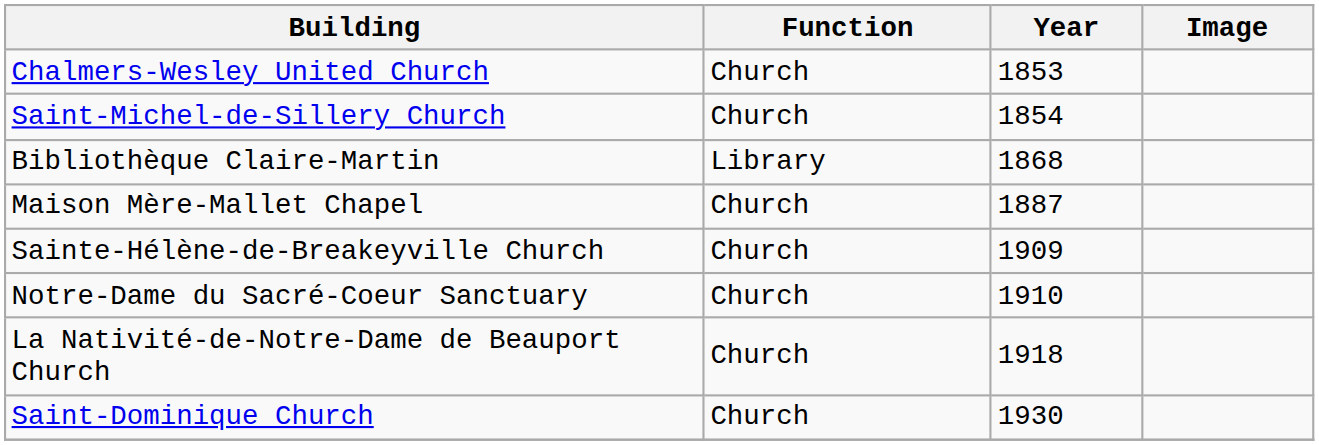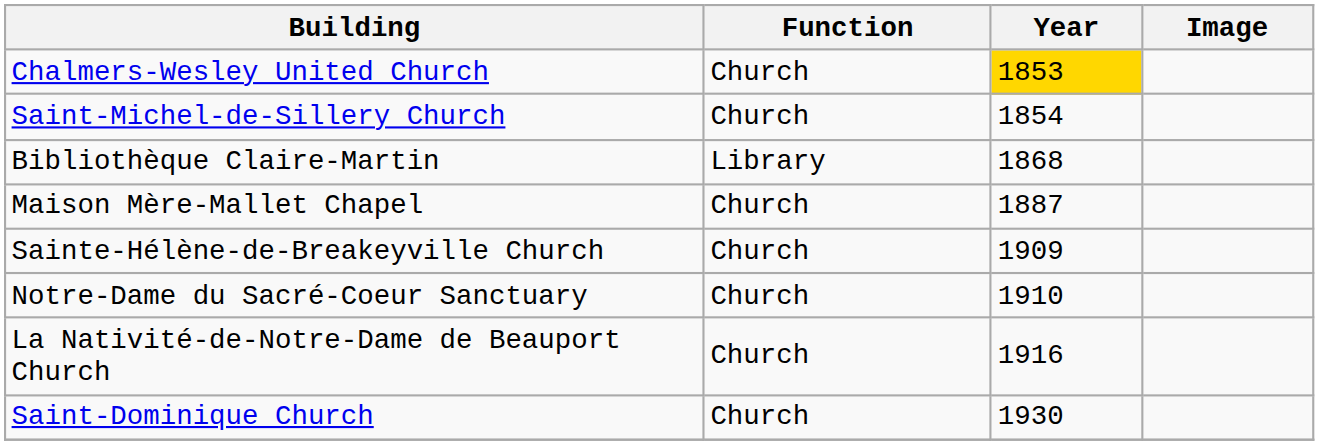(1031, 72) no background -> (1031, 72) gold background
(1031, 356) 1918 -> (1031, 356) 1916
